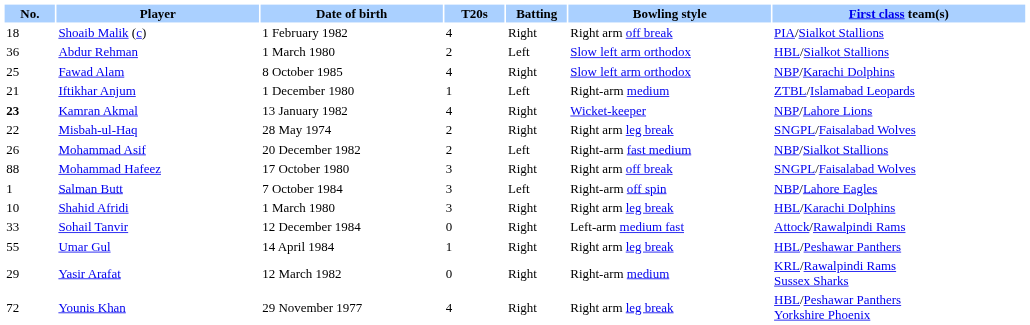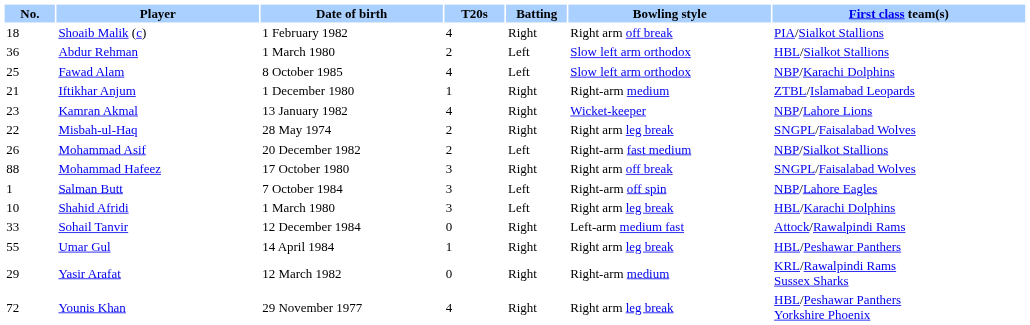(522, 71) Right -> (519, 71) Left
(519, 91) Left -> (522, 91) Right
(13, 110) bold -> (13, 110) normal
(522, 208) Right -> (519, 208) Left
